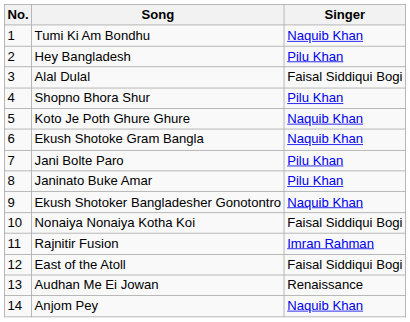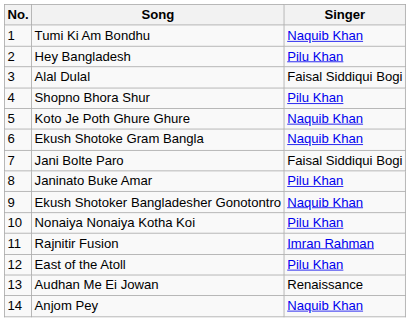(315, 160) Pilu Khan -> (345, 160) Faisal Siddiqui Bogi
(345, 222) Faisal Siddiqui Bogi -> (315, 222) Pilu Khan
(345, 264) Faisal Siddiqui Bogi -> (315, 264) Pilu Khan
